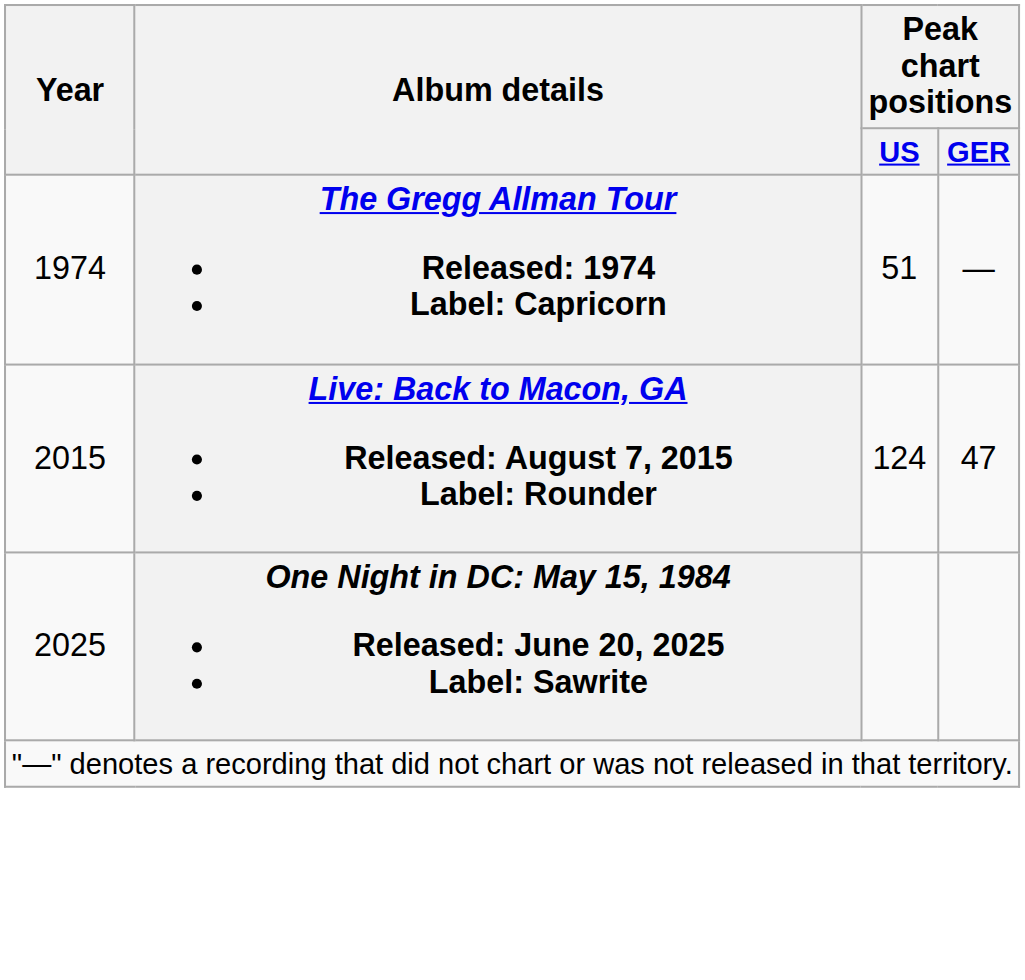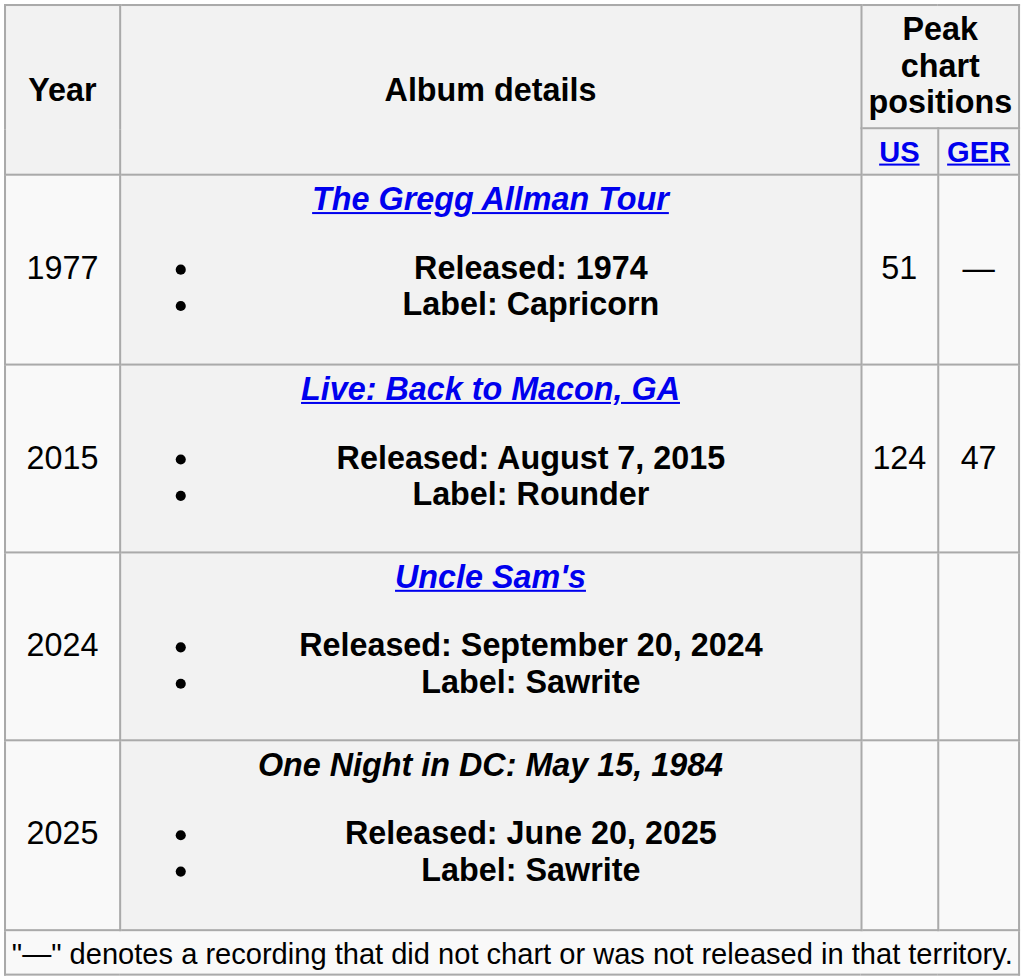(70, 268) 1974 -> (62, 268) 1977
+ row: (491, 630)
